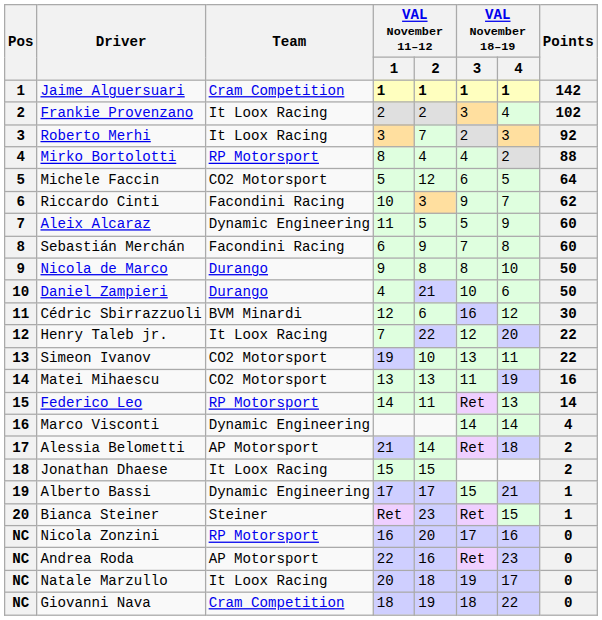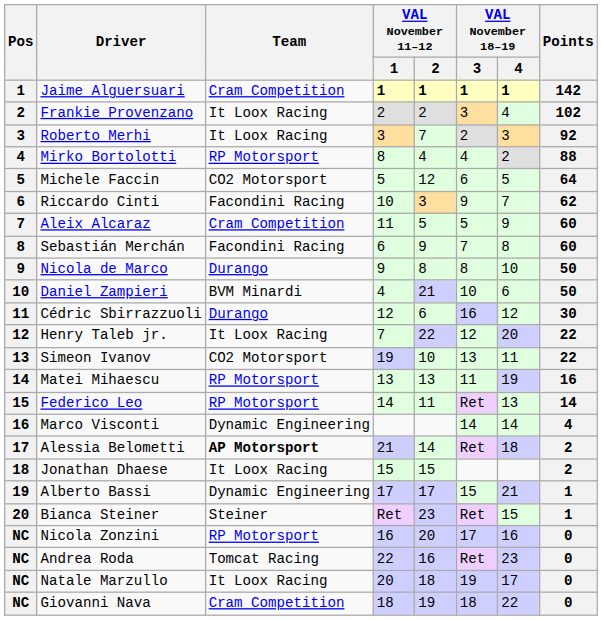(289, 225) Dynamic Engineering -> (277, 225) Cram Competition
(238, 292) Durango -> (255, 292) BVM Minardi
(255, 314) BVM Minardi -> (238, 314) Durango
(268, 381) CO2 Motorsport -> (264, 381) RP Motorsport
(264, 448) normal -> (264, 448) bold
(264, 559) AP Motorsport -> (264, 559) Tomcat Racing
